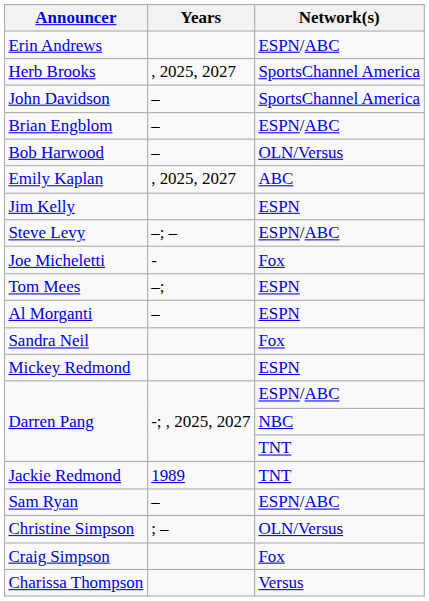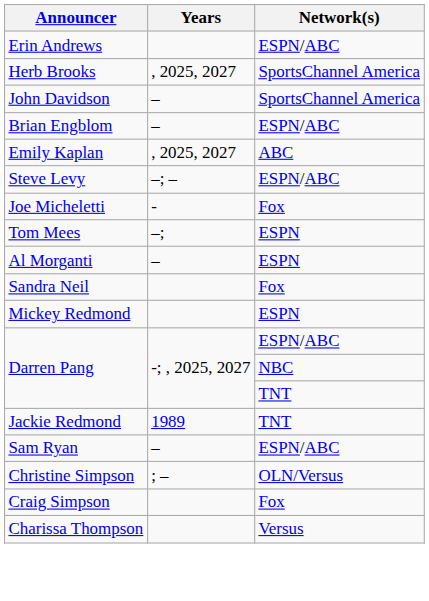- row: (56, 152)
- row: (42, 206)
